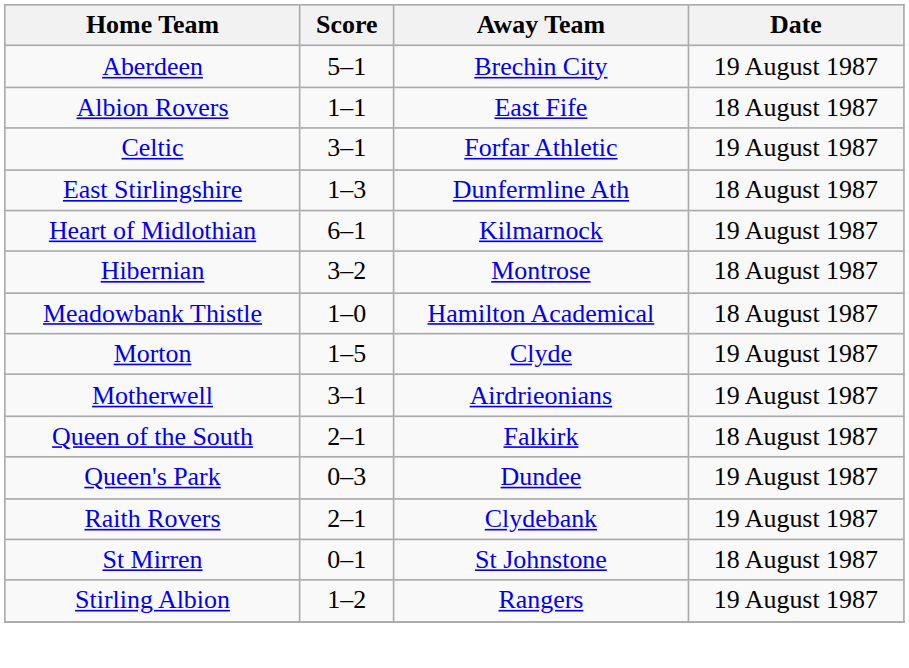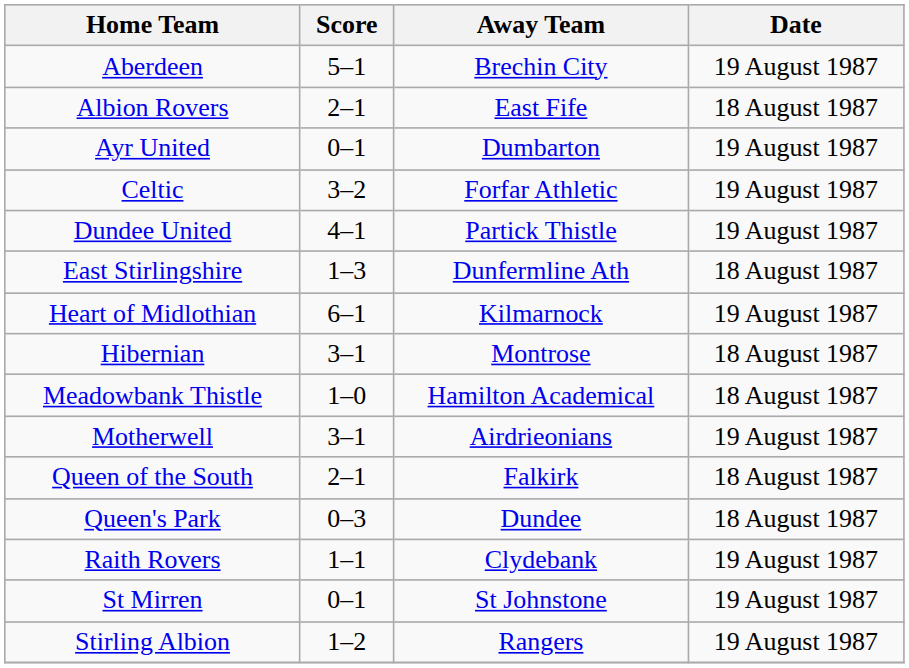(347, 107) 1–1 -> (347, 107) 2–1
+ row: (153, 148)
(347, 148) 3–1 -> (347, 189) 3–2
+ row: (153, 230)
(347, 271) 3–2 -> (347, 353) 3–1
- row: (153, 353)
(796, 477) 19 August 1987 -> (796, 518) 18 August 1987
(347, 518) 2–1 -> (347, 559) 1–1
(796, 559) 18 August 1987 -> (796, 600) 19 August 1987
